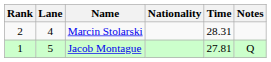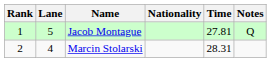rows swapped: (105, 48) <-> (105, 31)
